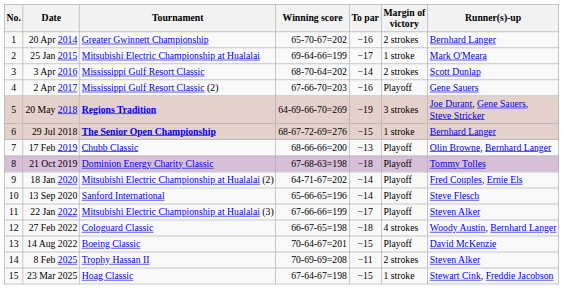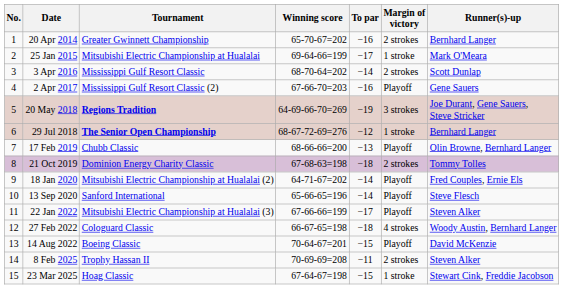(365, 131) −15 -> (365, 131) −12
(398, 164) Playoff -> (401, 164) 2 strokes
